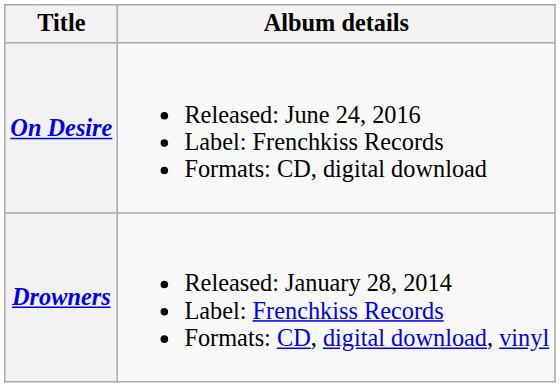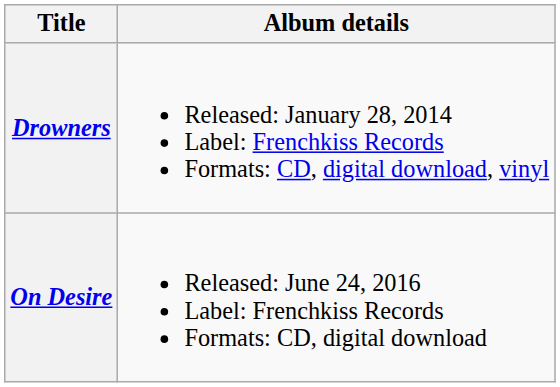rows swapped: (61, 297) <-> (61, 127)
